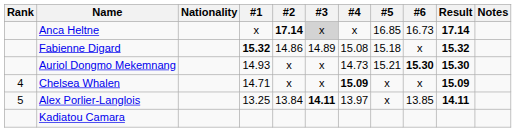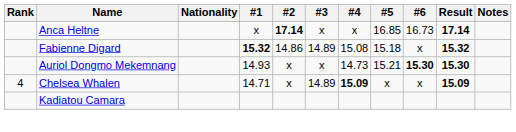(322, 30) lightgrey background -> (322, 30) no background
(322, 83) x -> (322, 83) 14.89
- row: (90, 100)
